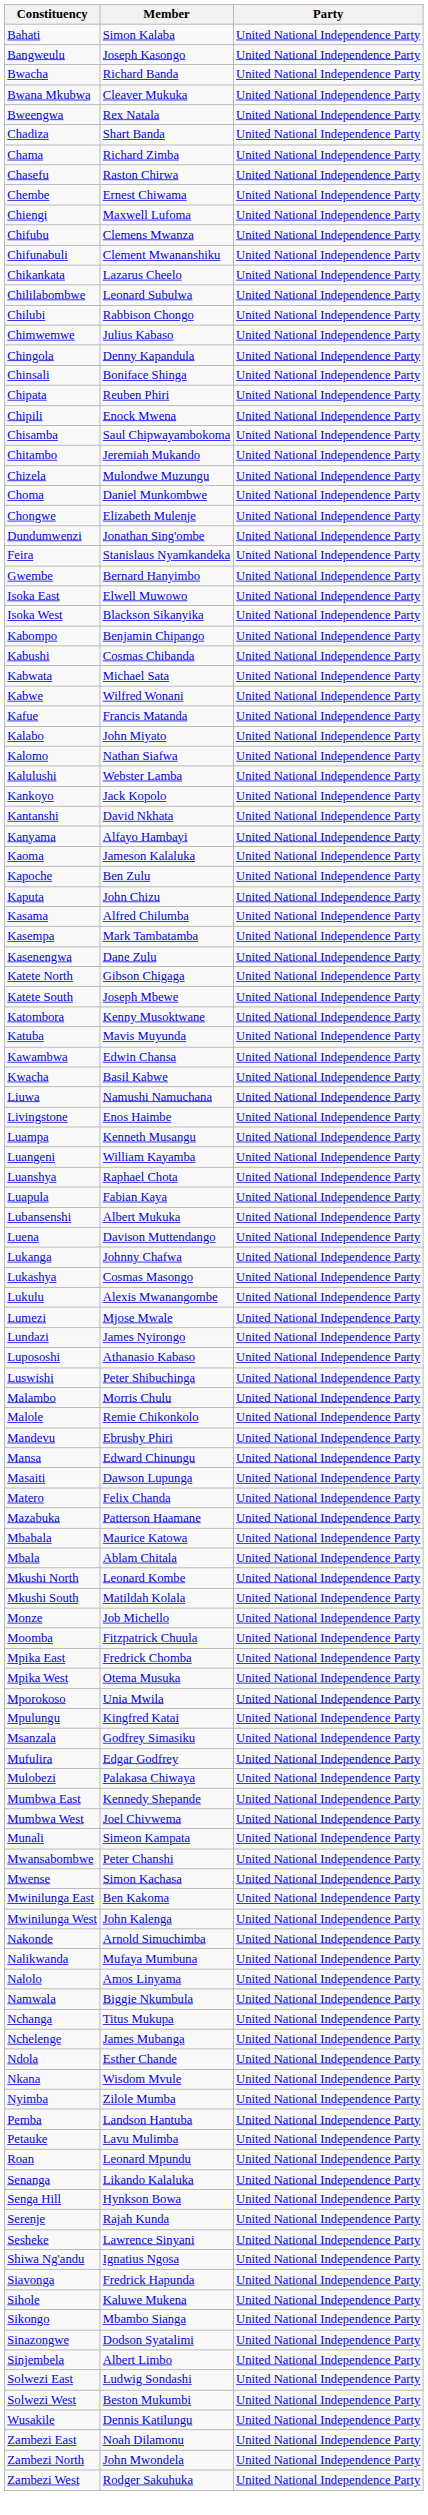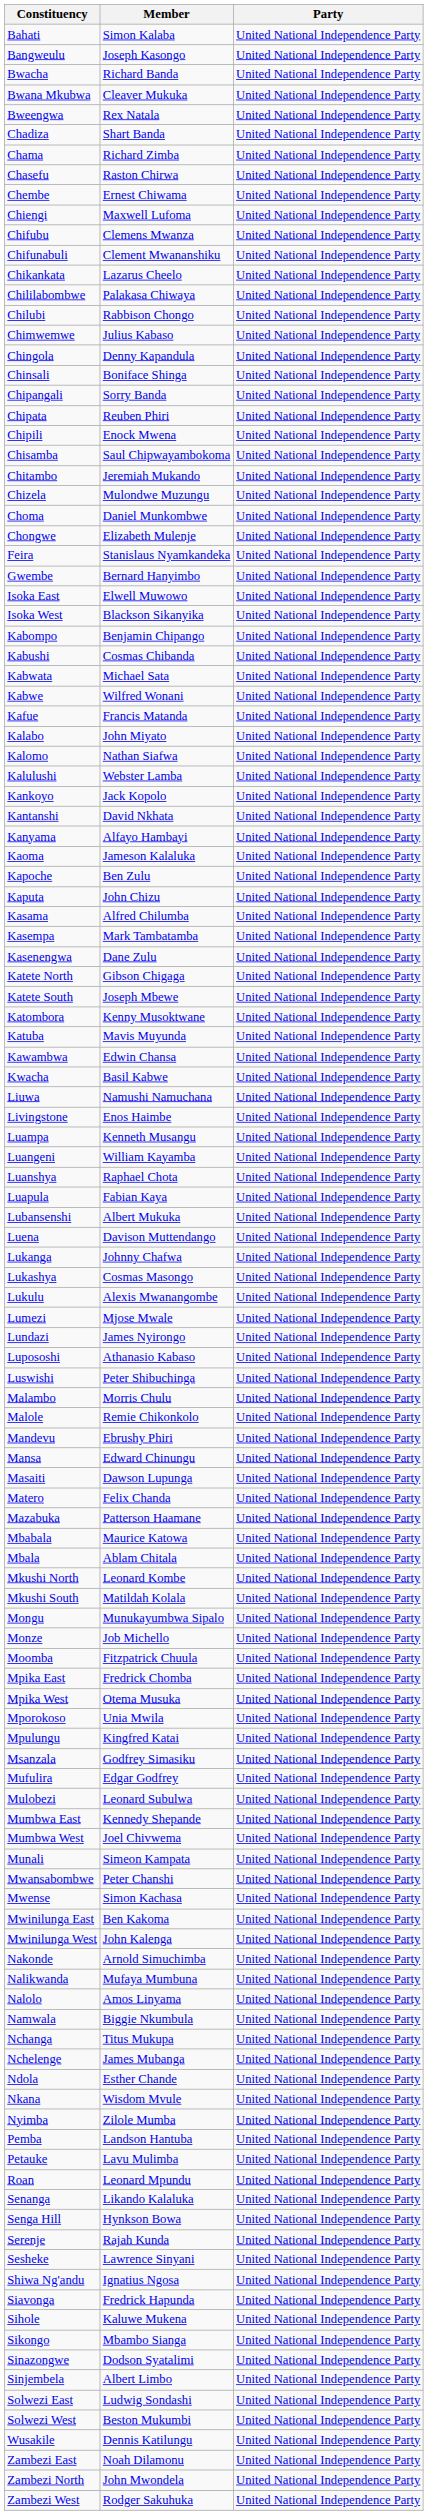(148, 295) Leonard Subulwa -> (149, 295) Palakasa Chiwaya
+ row: (35, 395)
- row: (45, 535)
+ row: (26, 1618)
(149, 1778) Palakasa Chiwaya -> (148, 1798) Leonard Subulwa
